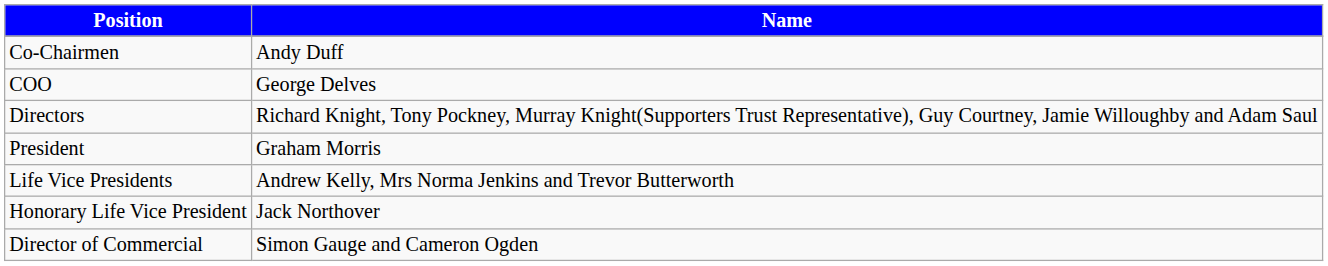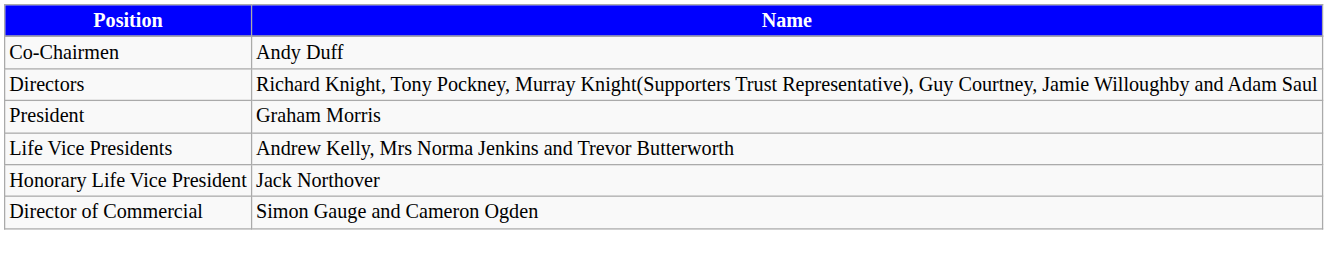- row: (31, 84)
